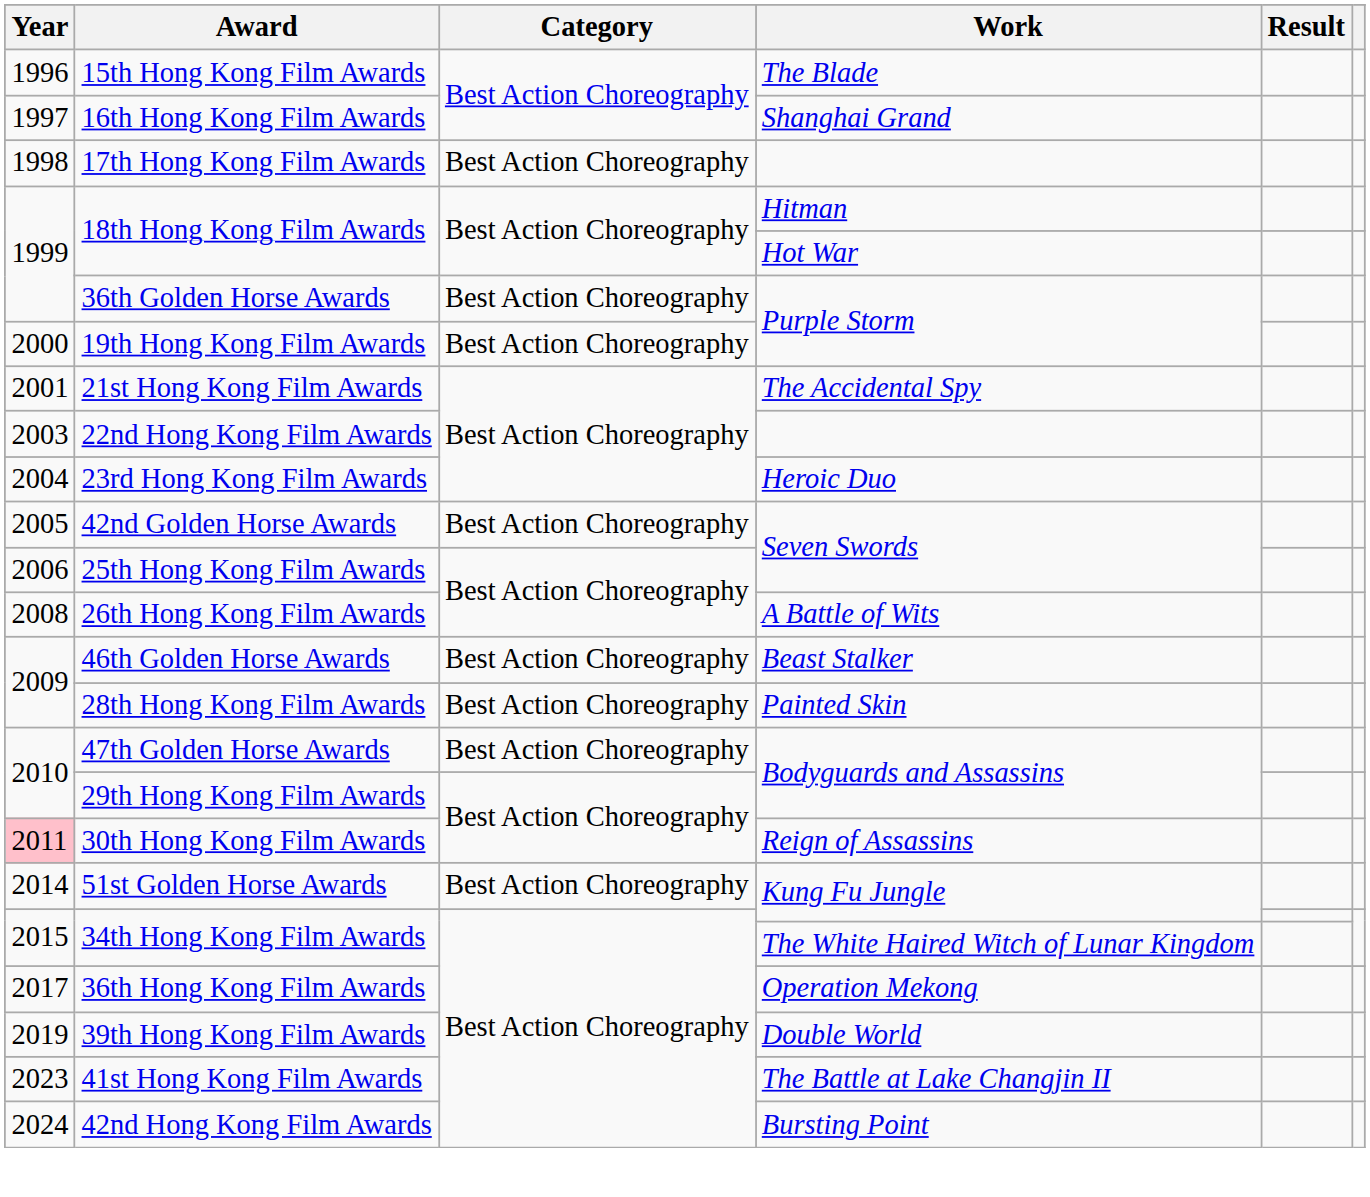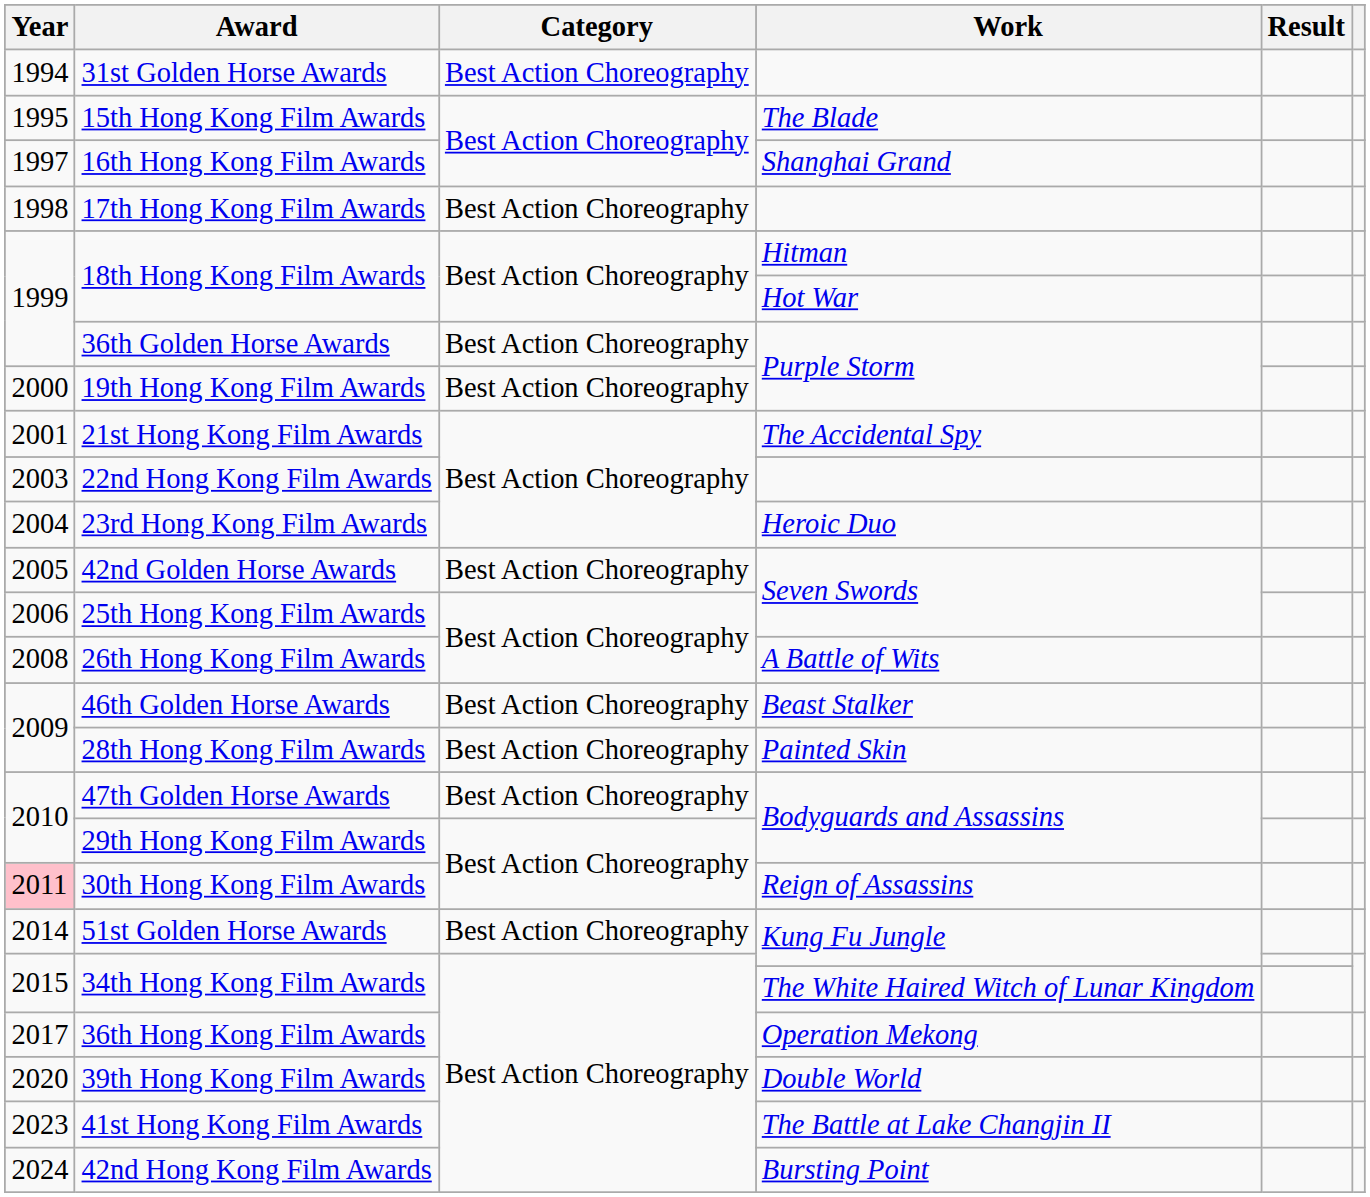+ row: (234, 72)
(40, 72) 1996 -> (40, 117) 1995
(40, 1033) 2019 -> (40, 1079) 2020
